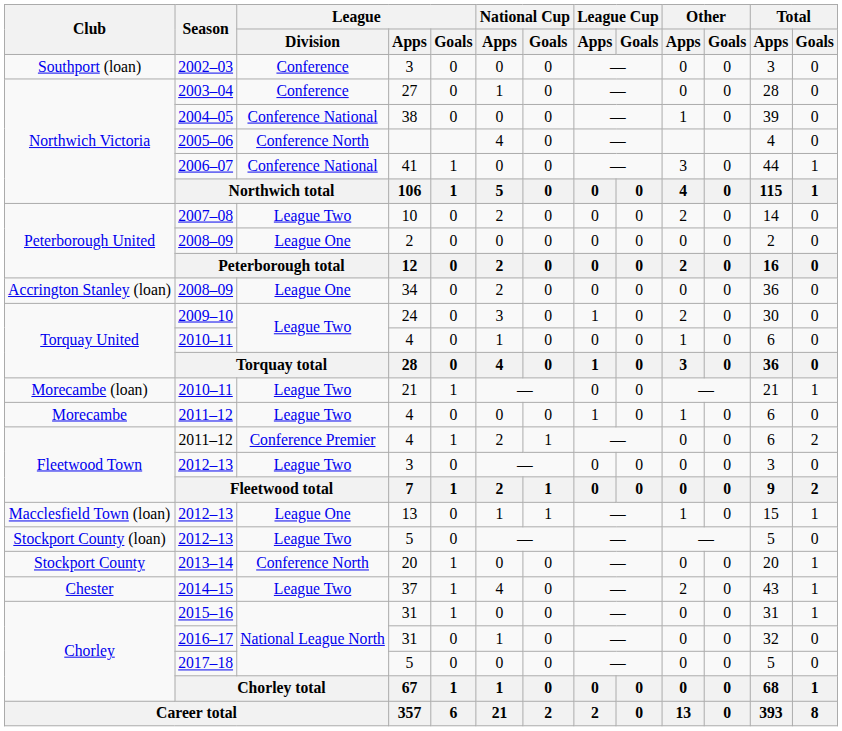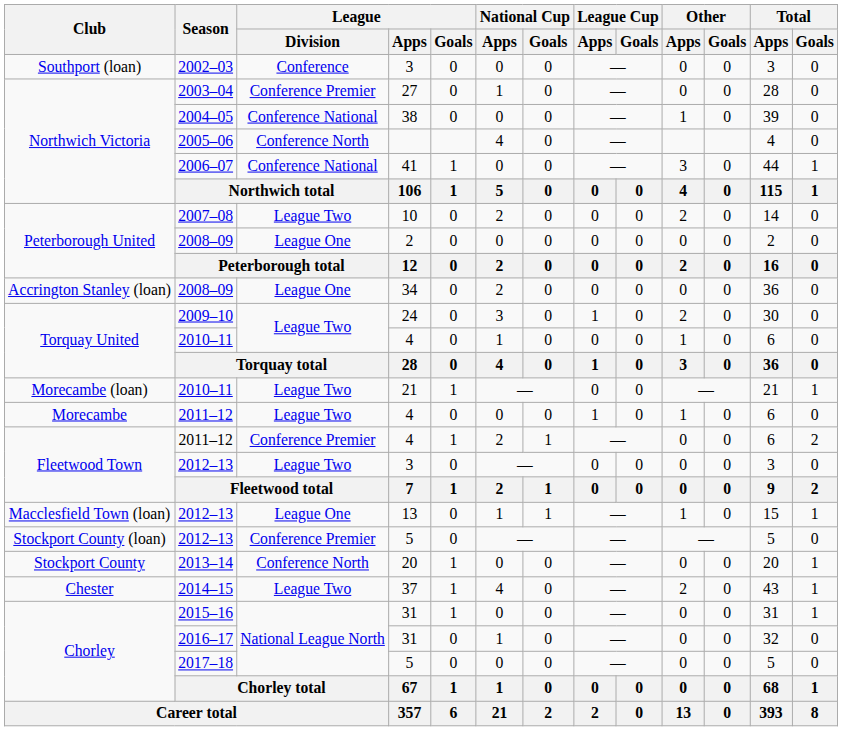(313, 91) Conference -> (313, 91) Conference Premier
(313, 539) League Two -> (313, 539) Conference Premier
